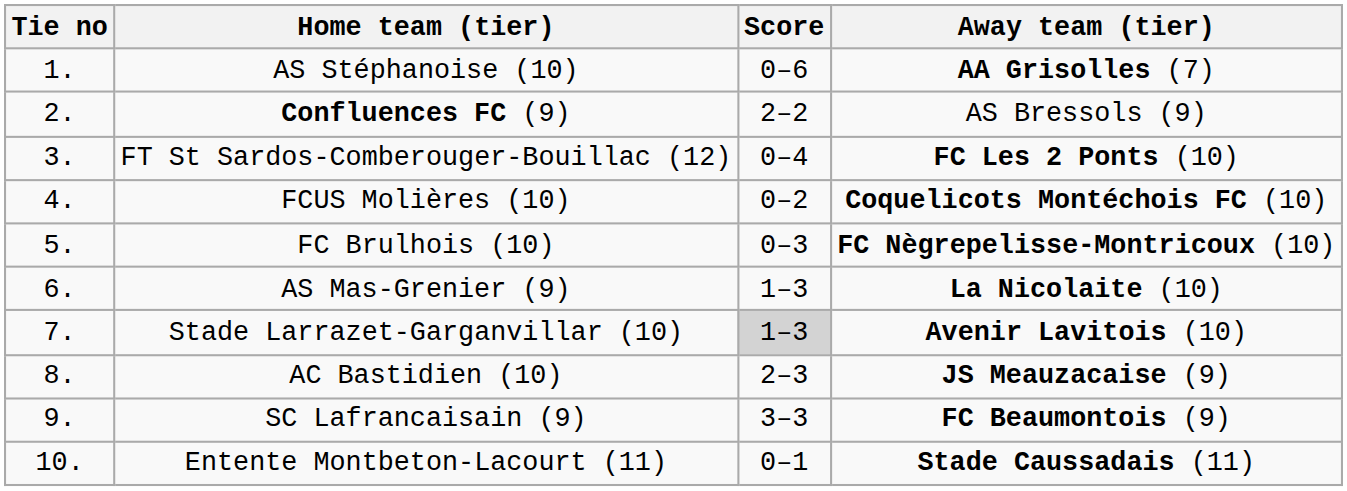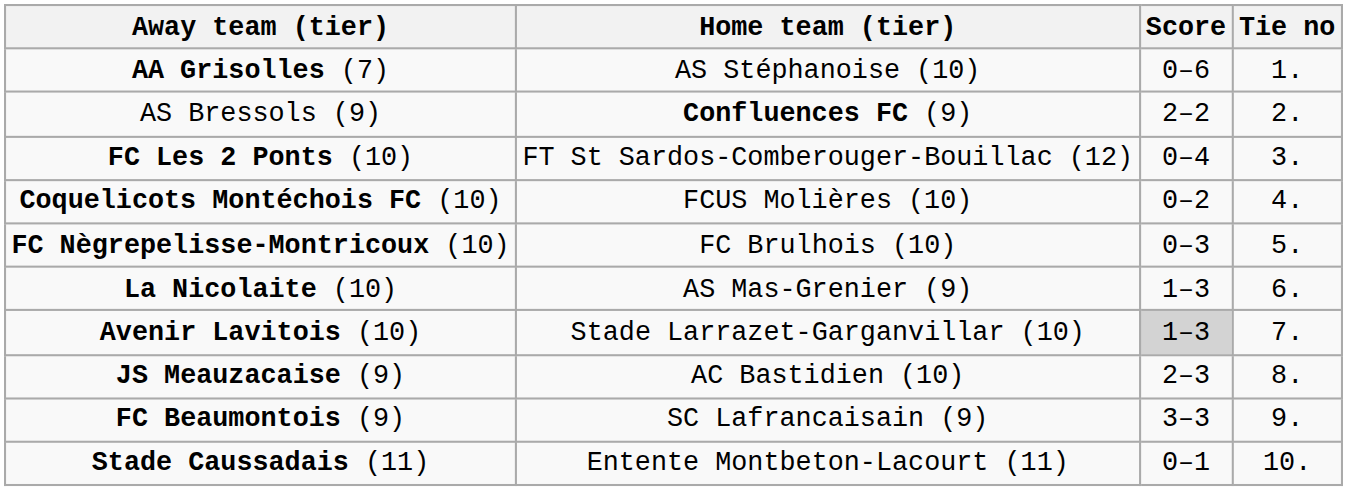columns swapped: (60, 27) <-> (1086, 27)
